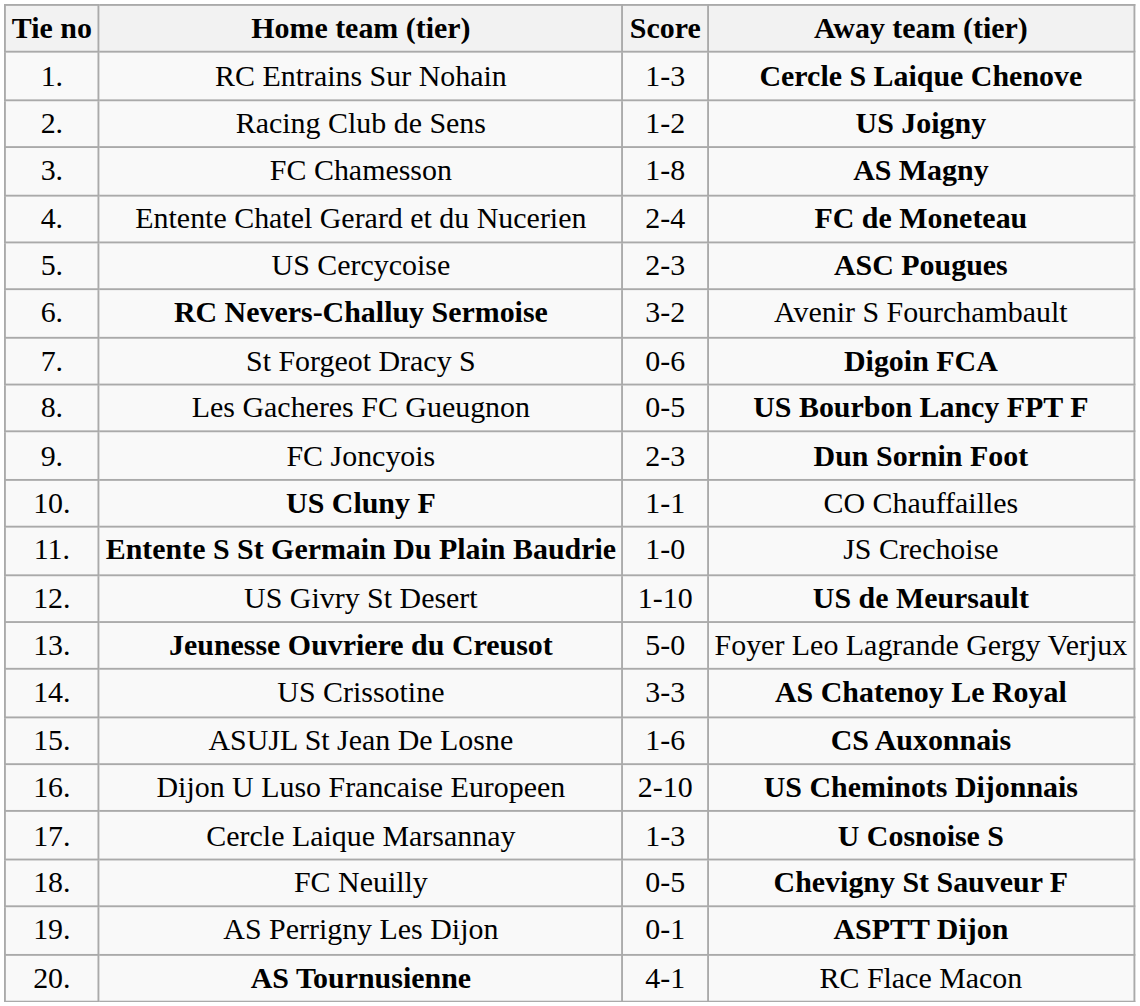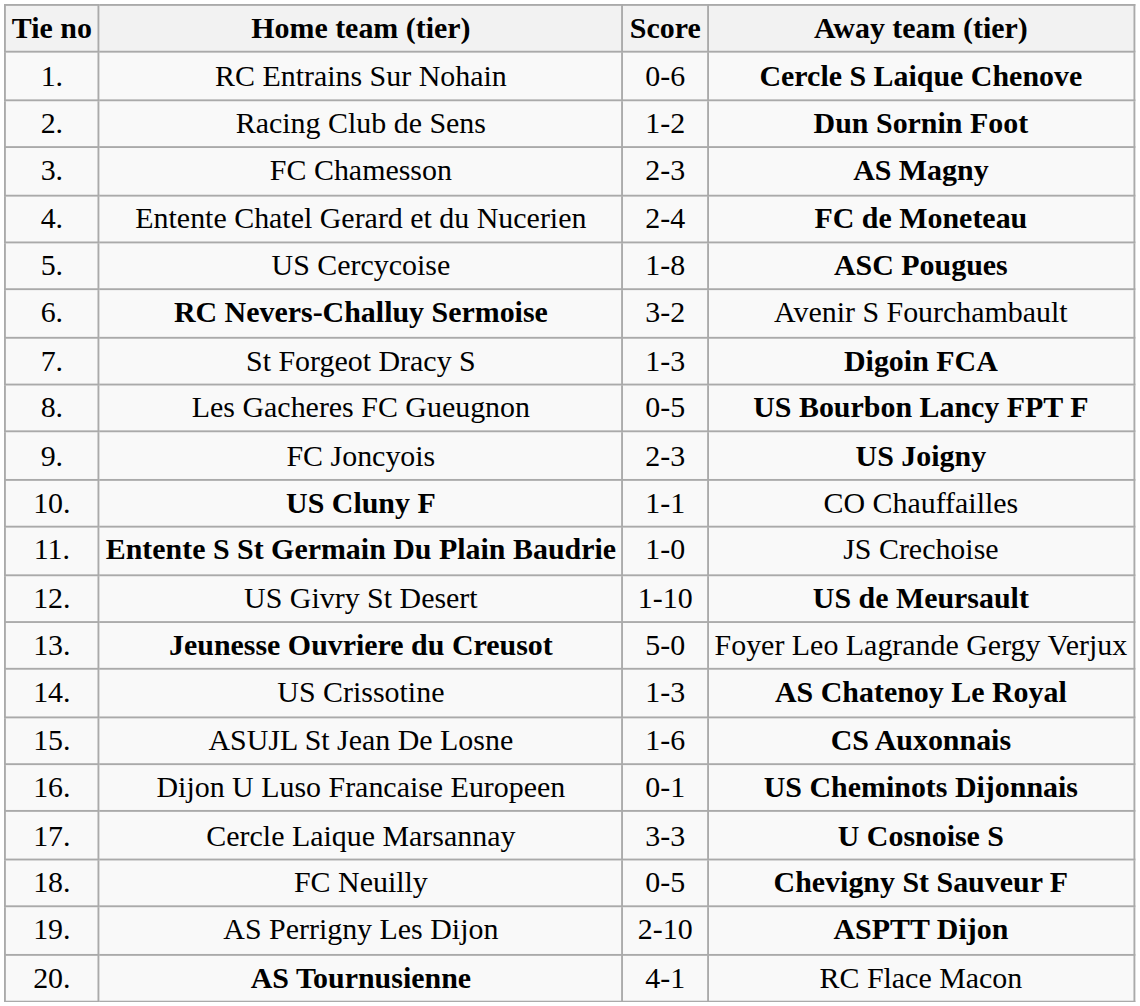(665, 75) 1-3 -> (665, 75) 0-6
(921, 123) US Joigny -> (921, 123) Dun Sornin Foot
(665, 170) 1-8 -> (665, 170) 2-3
(665, 265) 2-3 -> (665, 265) 1-8
(665, 360) 0-6 -> (665, 360) 1-3
(921, 455) Dun Sornin Foot -> (921, 455) US Joigny
(665, 692) 3-3 -> (665, 692) 1-3
(665, 787) 2-10 -> (665, 787) 0-1
(665, 834) 1-3 -> (665, 834) 3-3
(665, 929) 0-1 -> (665, 929) 2-10
